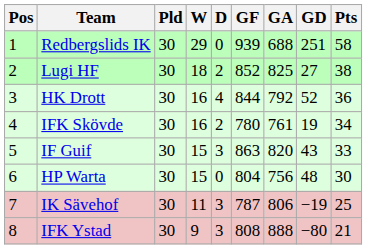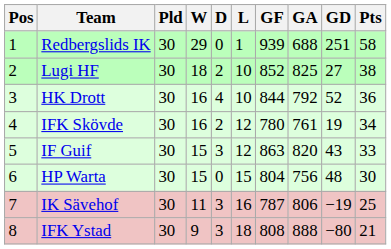+ column: (243, 17)
